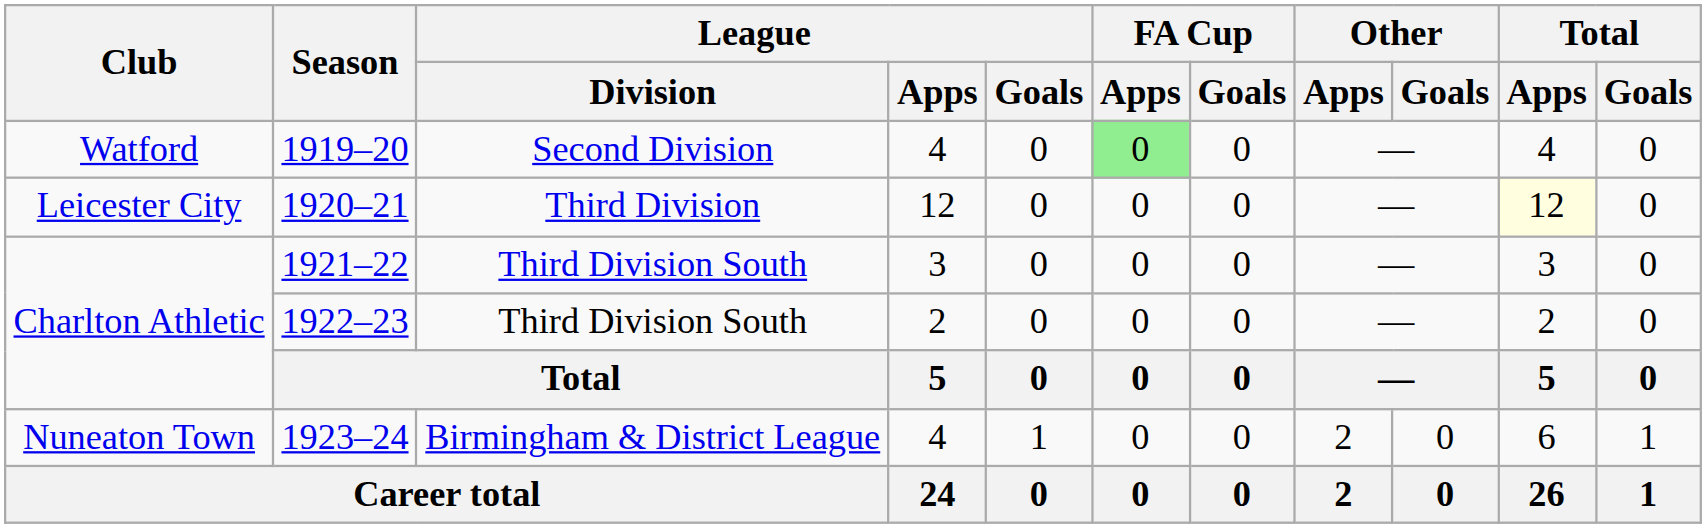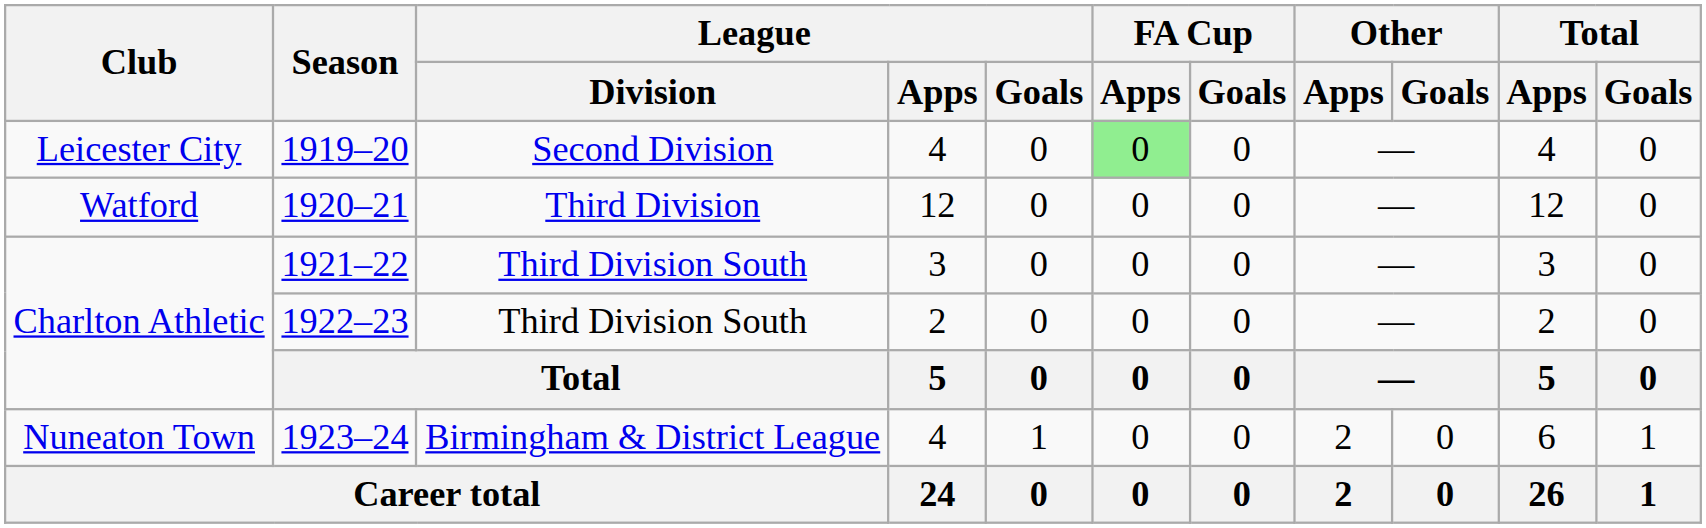(139, 148) Watford -> (139, 148) Leicester City
(139, 206) Leicester City -> (139, 206) Watford
(1547, 206) lightyellow background -> (1547, 206) no background
